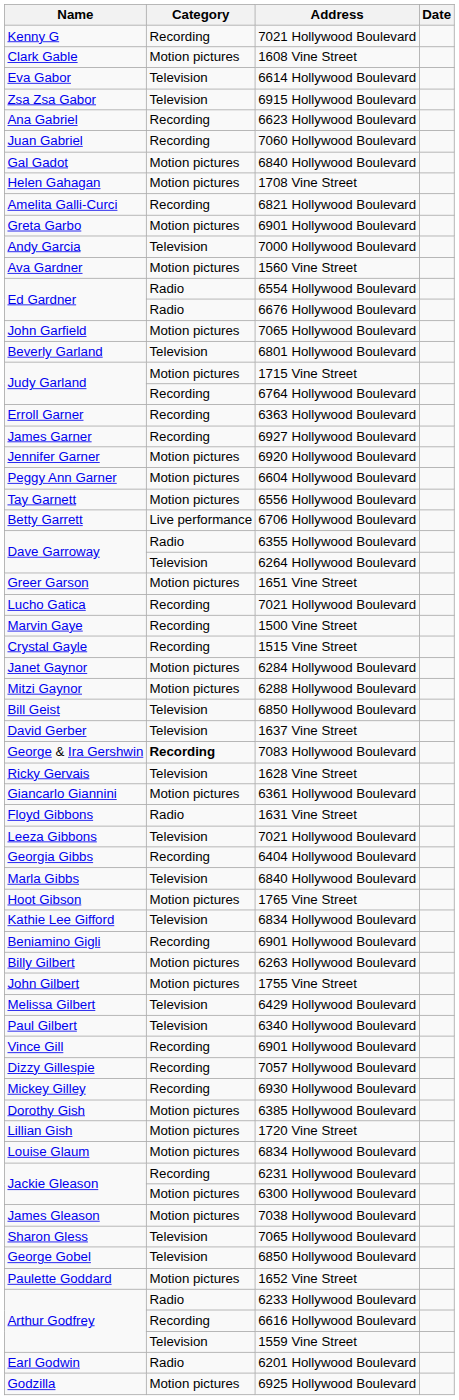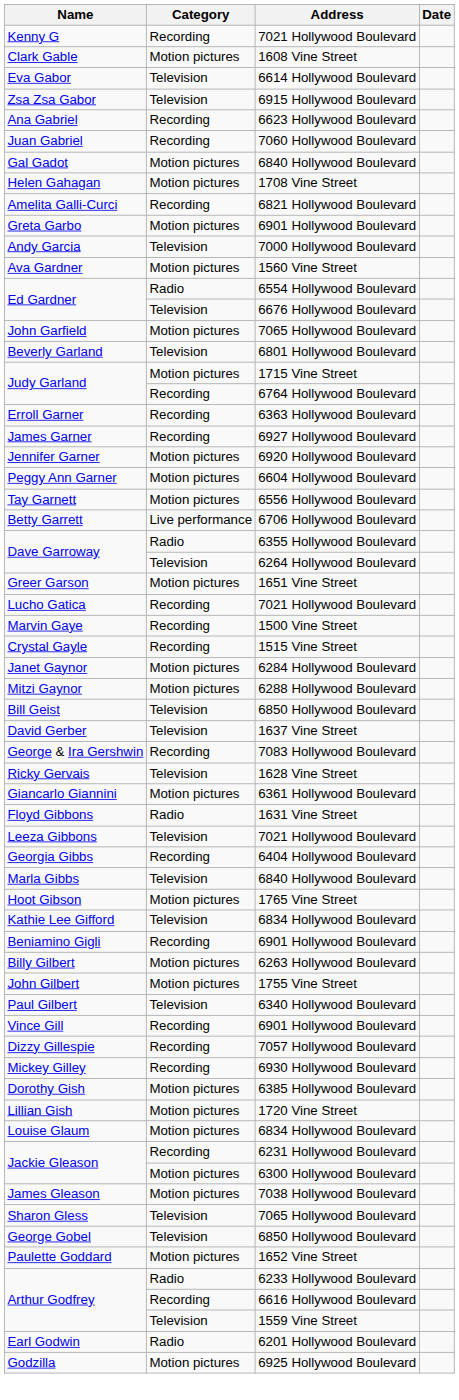(167, 309) Radio -> (179, 309) Television
(182, 752) bold -> (180, 752) normal
- row: (51, 1004)
